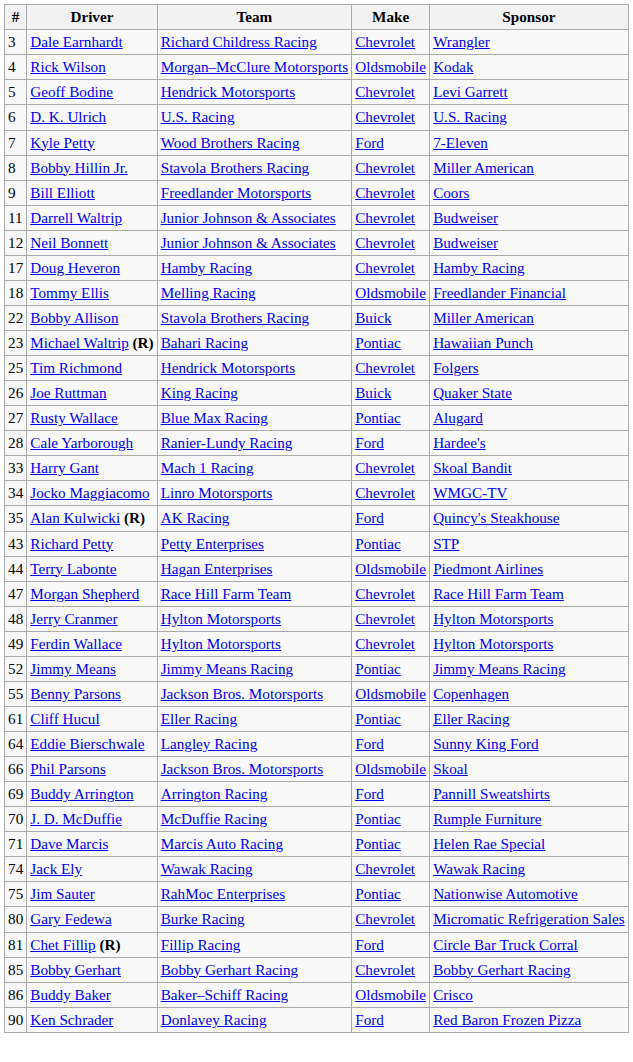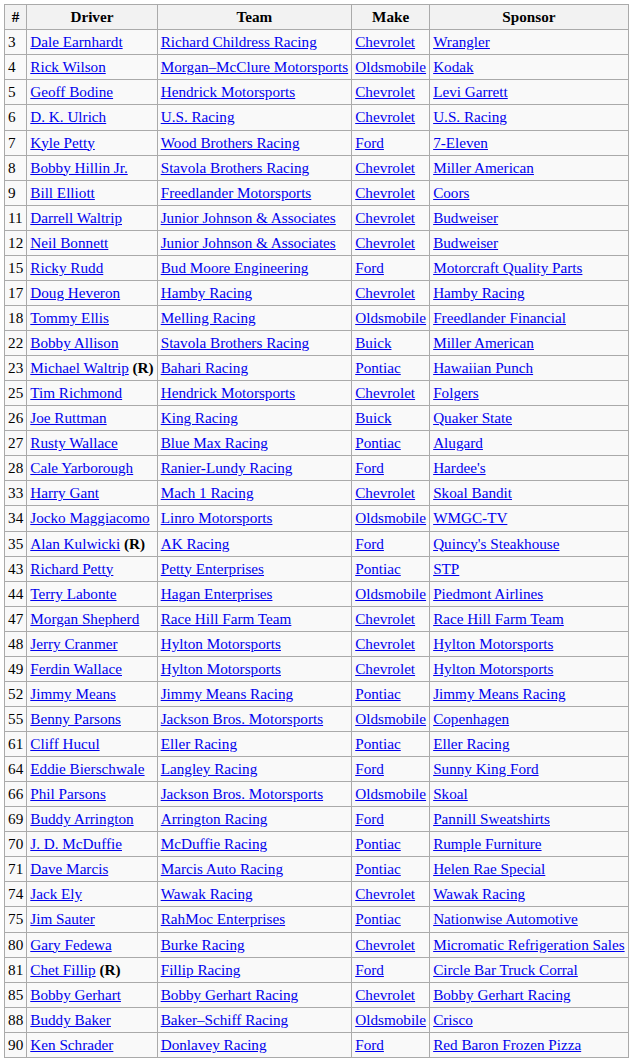+ row: (67, 267)
(385, 493) Chevrolet -> (391, 518) Oldsmobile
(16, 994) 86 -> (16, 1019) 88
